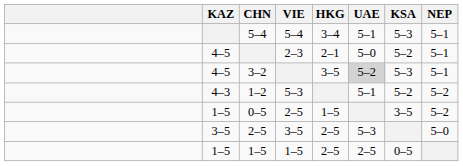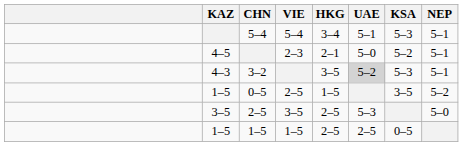(221, 72) 4–5 -> (221, 72) 4–3
- row: (257, 92)
